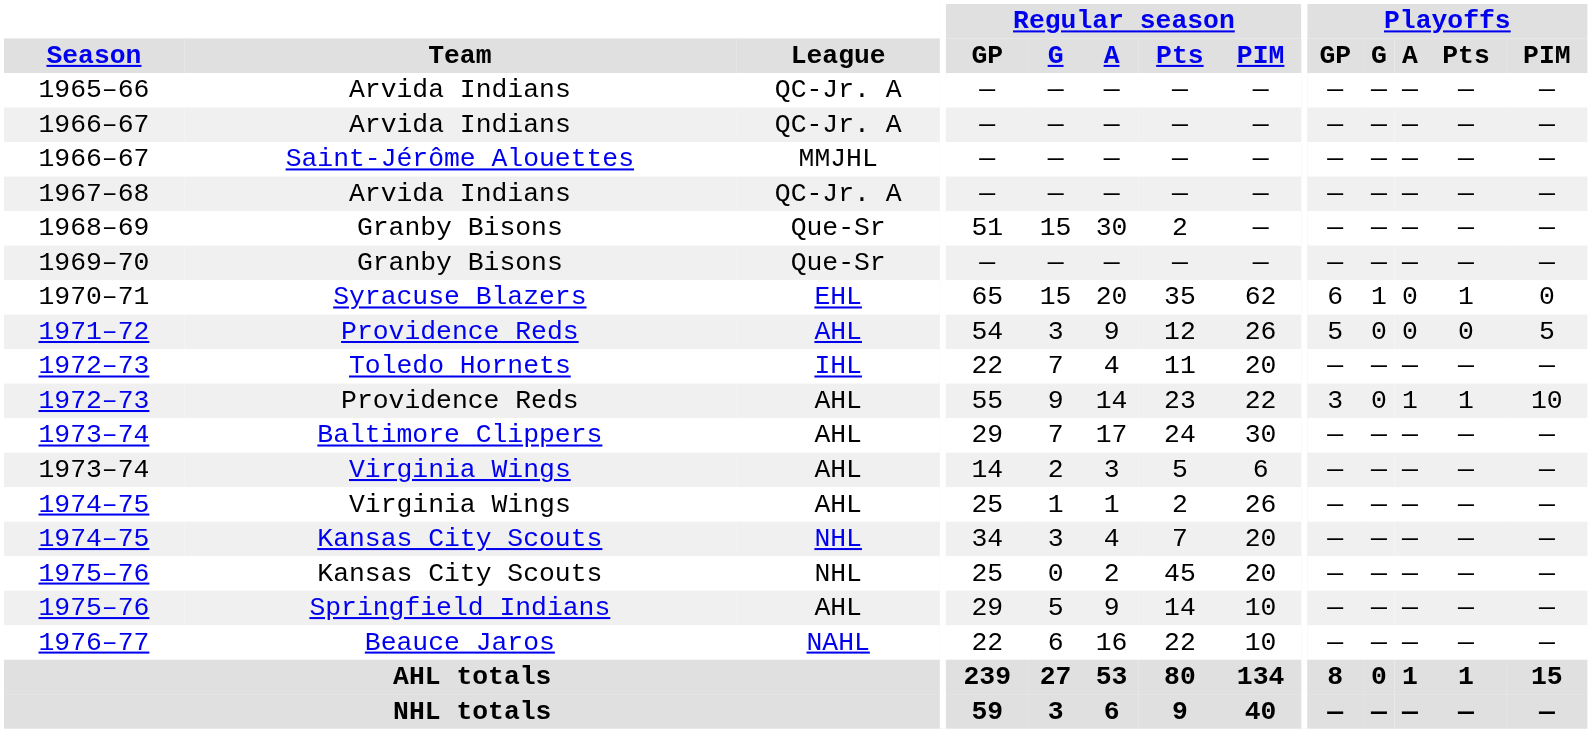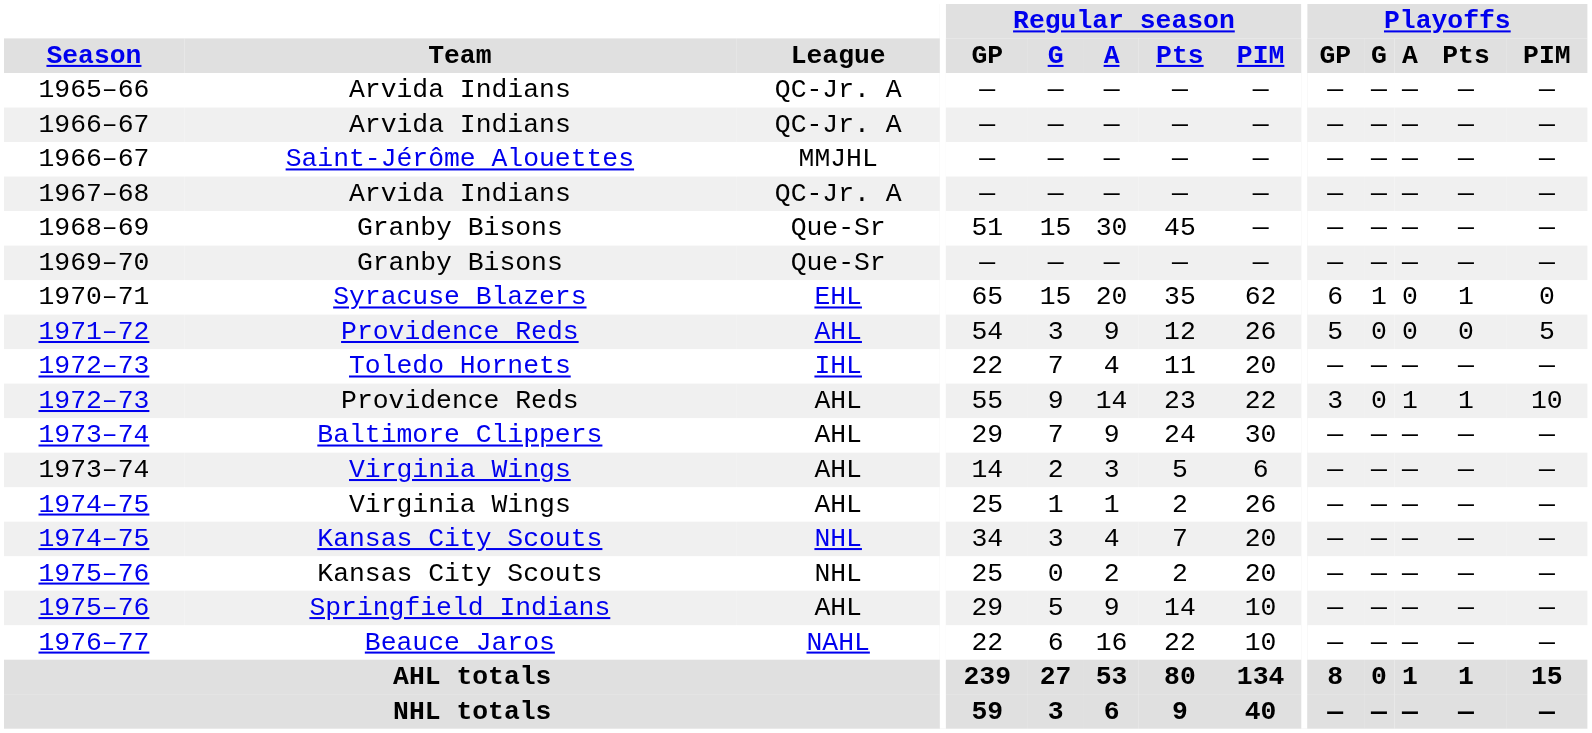(1180, 228) 2 -> (1180, 228) 45
(1112, 435) 17 -> (1112, 435) 9
(1180, 573) 45 -> (1180, 573) 2
